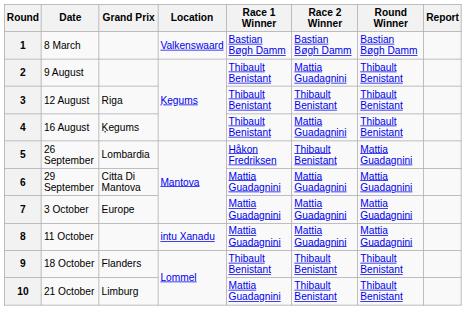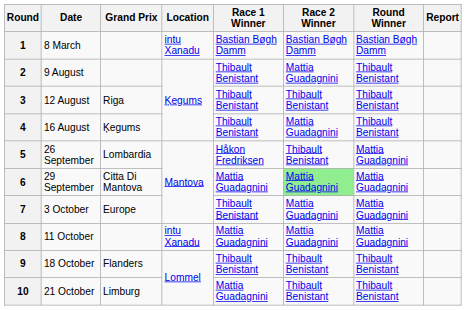(192, 45) Valkenswaard -> (182, 45) intu Xanadu
(320, 182) no background -> (312, 182) lightgreen background
(255, 209) Mattia Guadagnini -> (237, 209) Thibault Benistant
